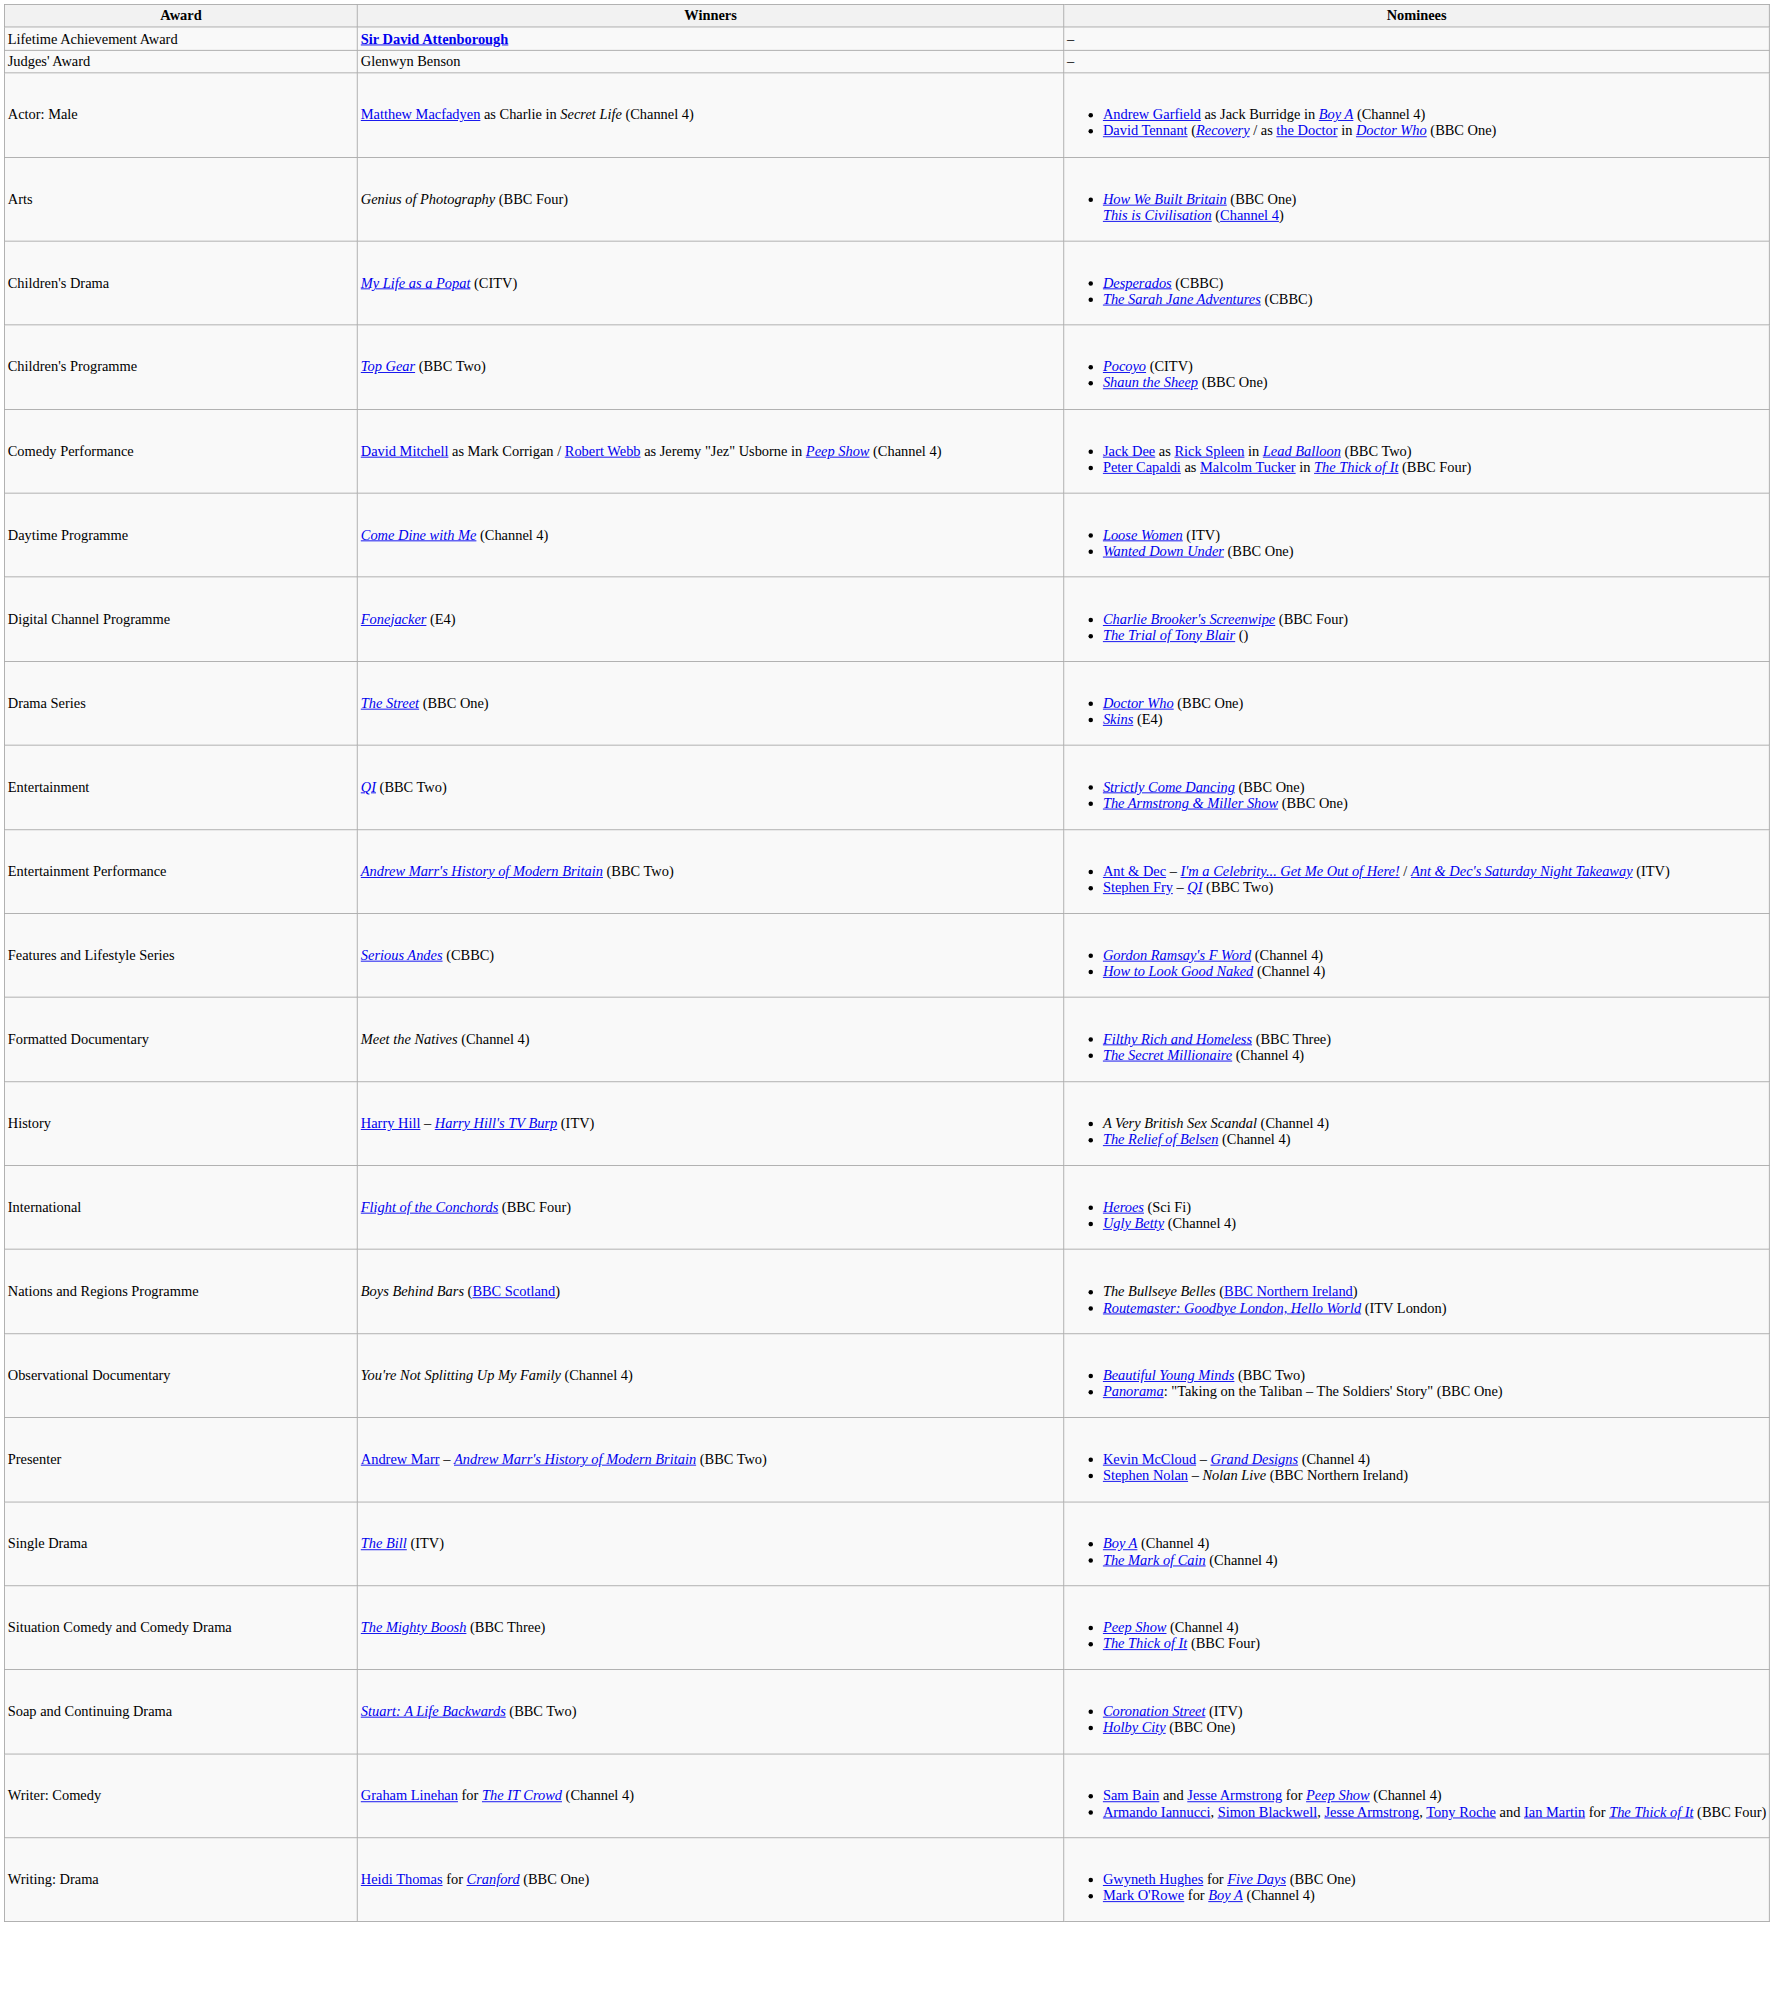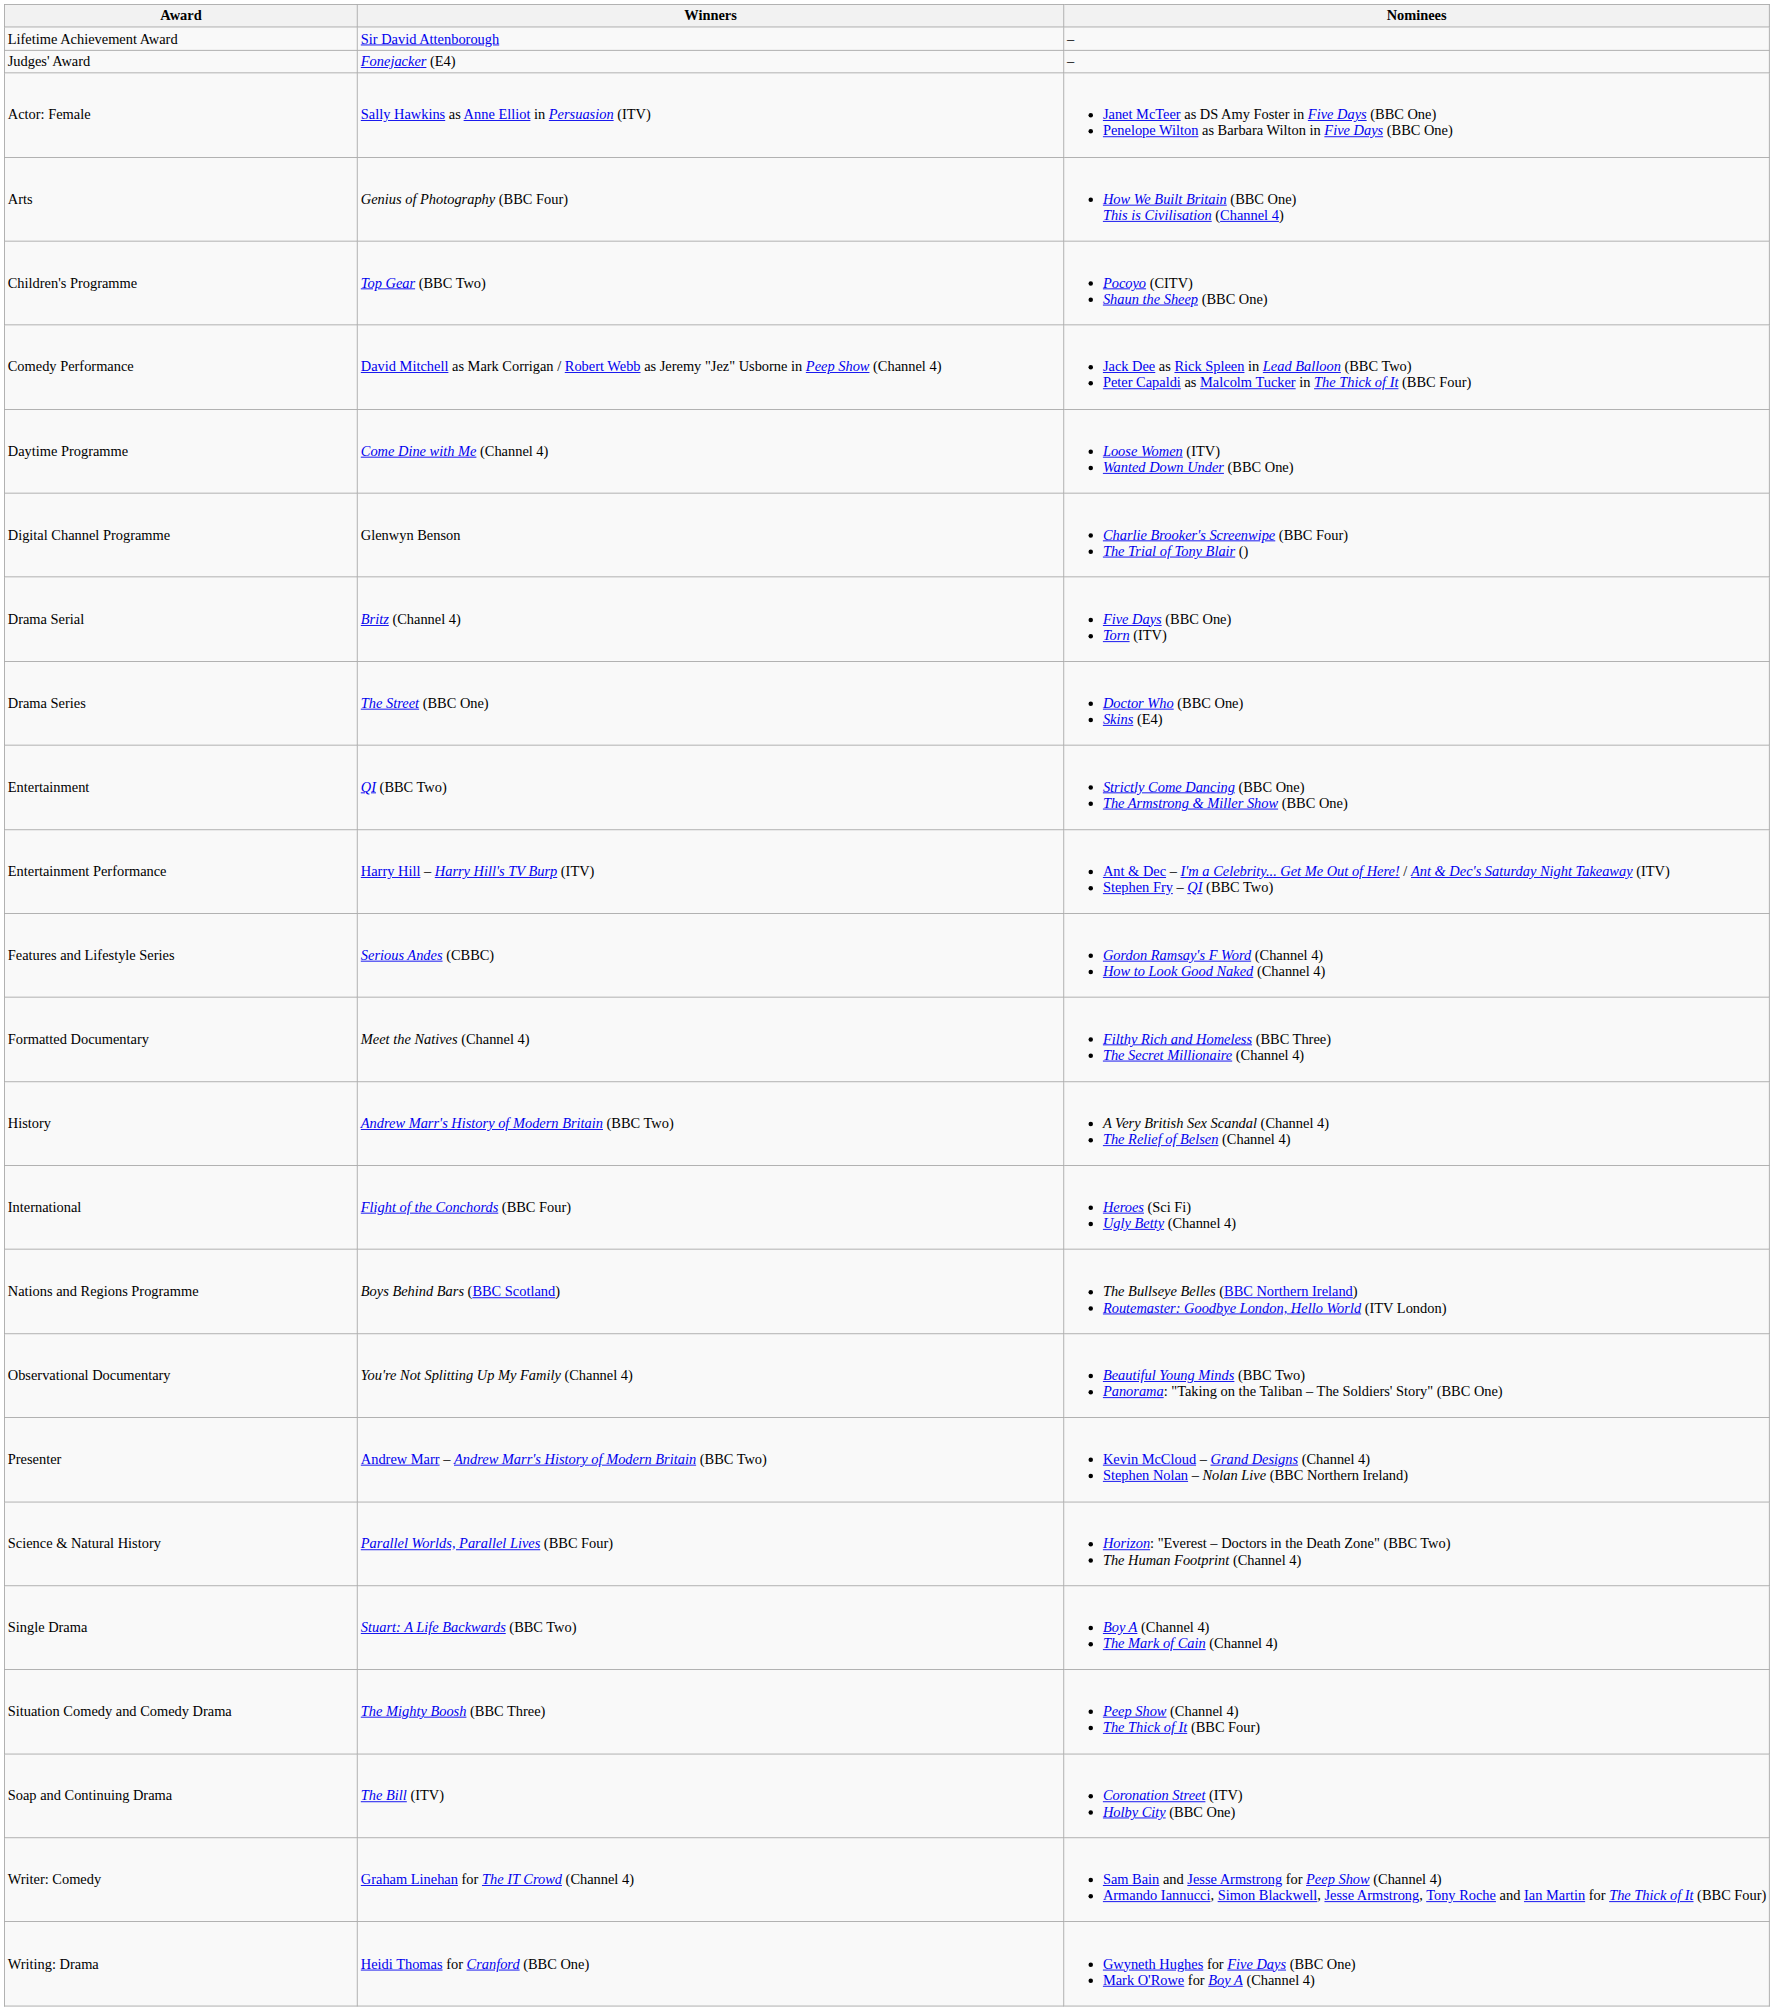(435, 38) bold -> (430, 38) normal
(411, 61) Glenwyn Benson -> (408, 61) Fonejacker (E4)
+ row: (49, 115)
- row: (43, 115)
- row: (58, 283)
(408, 619) Fonejacker (E4) -> (411, 535) Glenwyn Benson
+ row: (46, 619)
(517, 871) Andrew Marr's History of Modern Britain (BBC Two) -> (478, 871) Harry Hill – Harry Hill's TV Burp (ITV)
(478, 1123) Harry Hill – Harry Hill's TV Burp (ITV) -> (517, 1123) Andrew Marr's History of Modern Britain (BBC Two)
+ row: (84, 1543)
(402, 1543) The Bill (ITV) -> (469, 1627) Stuart: A Life Backwards (BBC Two)
(469, 1711) Stuart: A Life Backwards (BBC Two) -> (402, 1795) The Bill (ITV)
